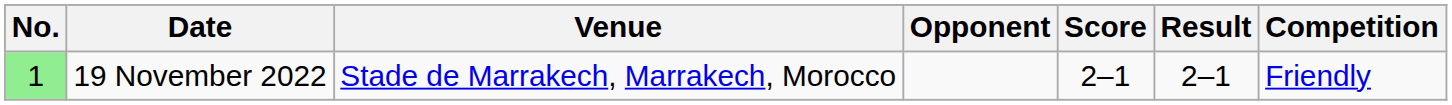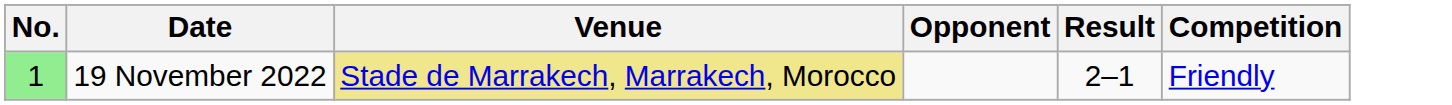- column: (1105, 28)
(618, 75) no background -> (618, 75) khaki background
